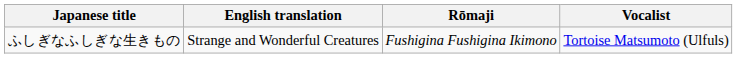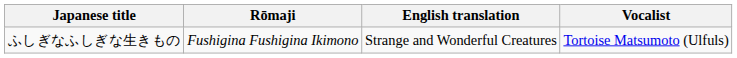columns swapped: (471, 15) <-> (283, 15)
